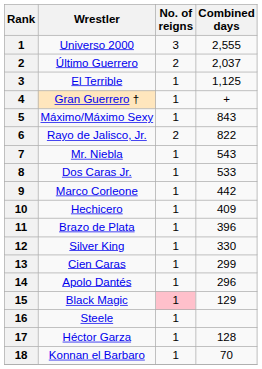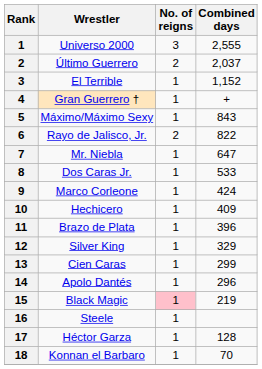(227, 81) 1,125 -> (227, 81) 1,152
(227, 154) 543 -> (227, 154) 647
(227, 191) 442 -> (227, 191) 424
(227, 245) 330 -> (227, 245) 329
(227, 300) 129 -> (227, 300) 219
